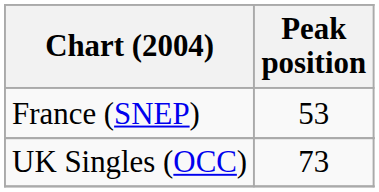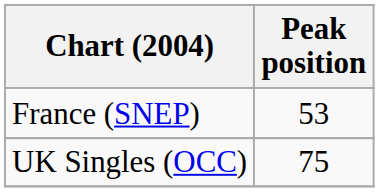(314, 161) 73 -> (314, 161) 75
